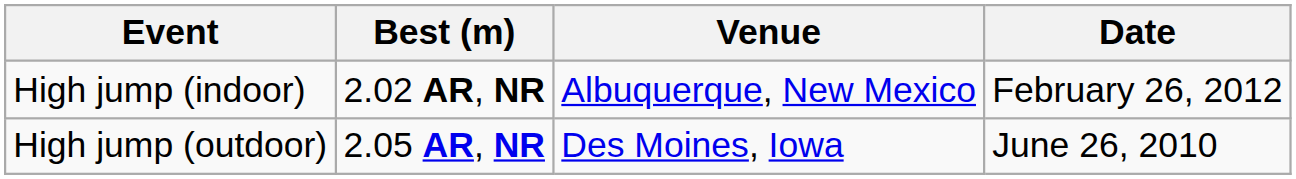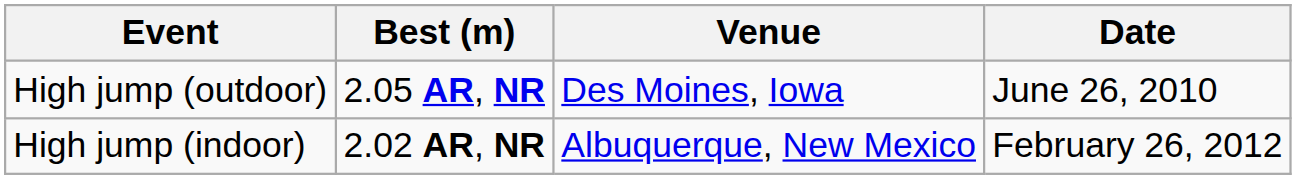rows swapped: (170, 145) <-> (159, 88)
